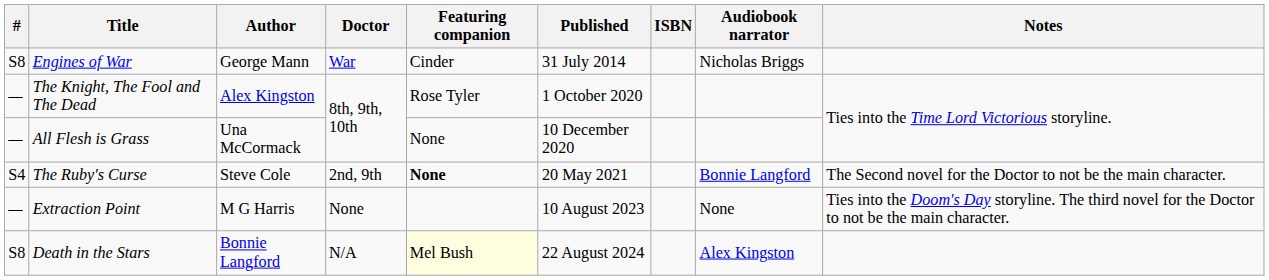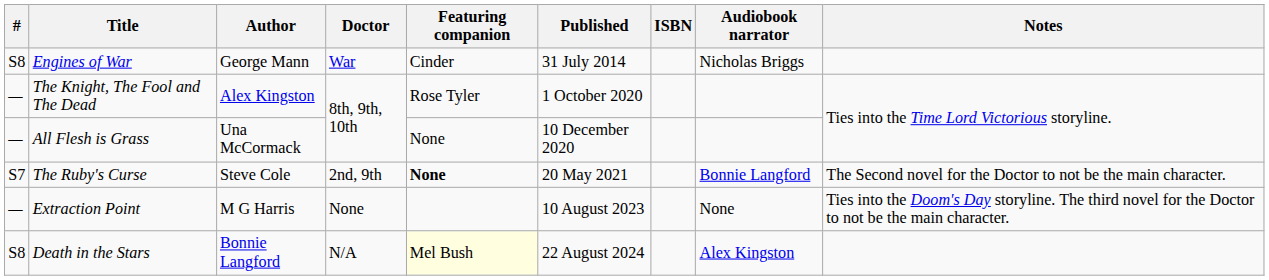(17, 174) S4 -> (17, 174) S7
